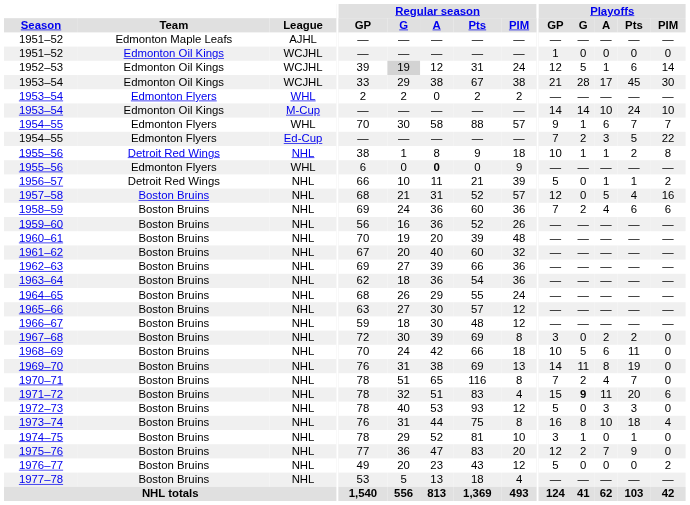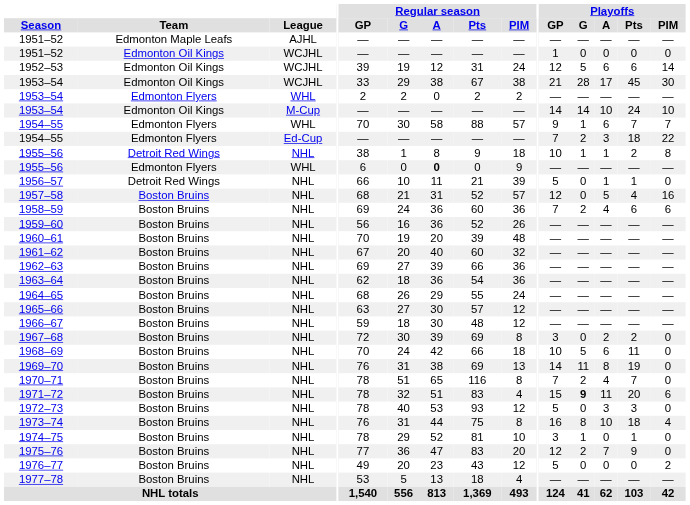(404, 68) lightgrey background -> (404, 68) no background
(606, 68) 1 -> (606, 68) 6
(634, 139) 5 -> (634, 139) 18
(668, 181) 2 -> (668, 181) 0
